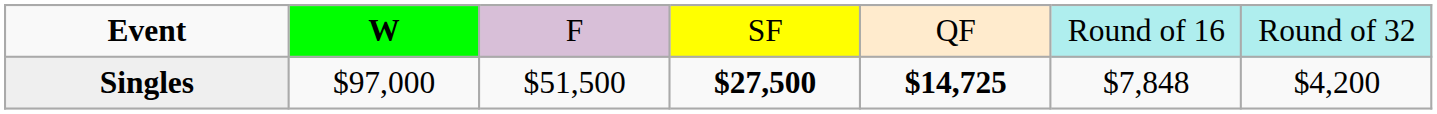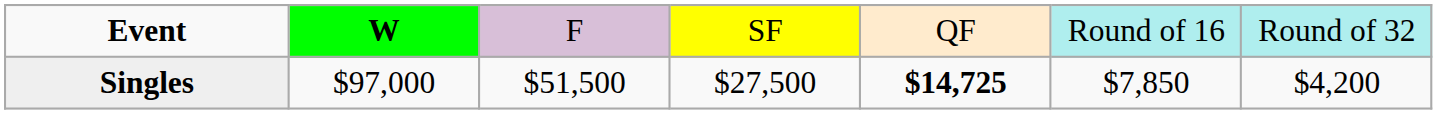(765, 82) bold -> (765, 82) normal
(1146, 82) $7,848 -> (1146, 82) $7,850
